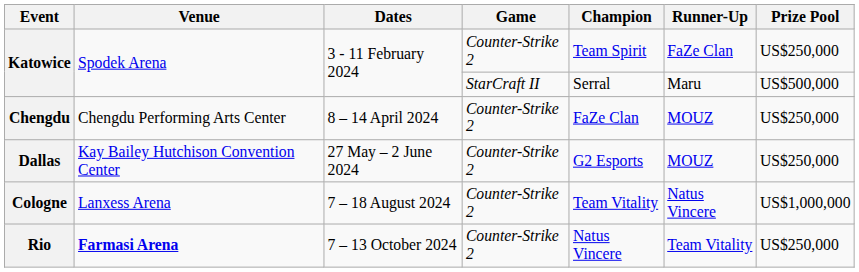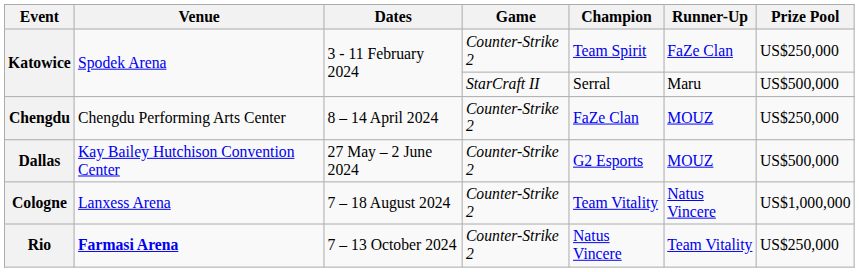(799, 160) US$250,000 -> (799, 160) US$500,000
